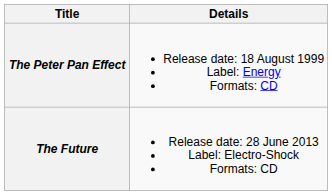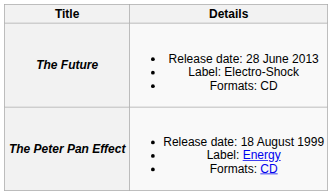rows swapped: (67, 65) <-> (67, 148)
